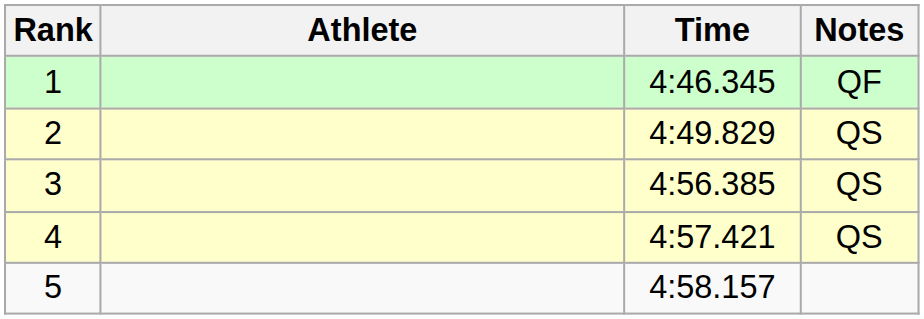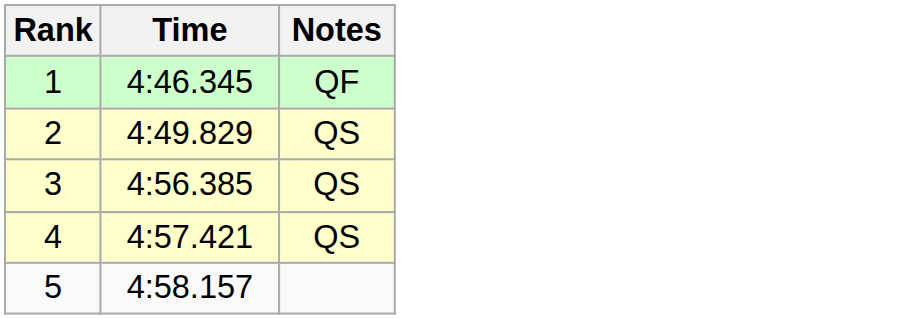- column: (362, 30)
